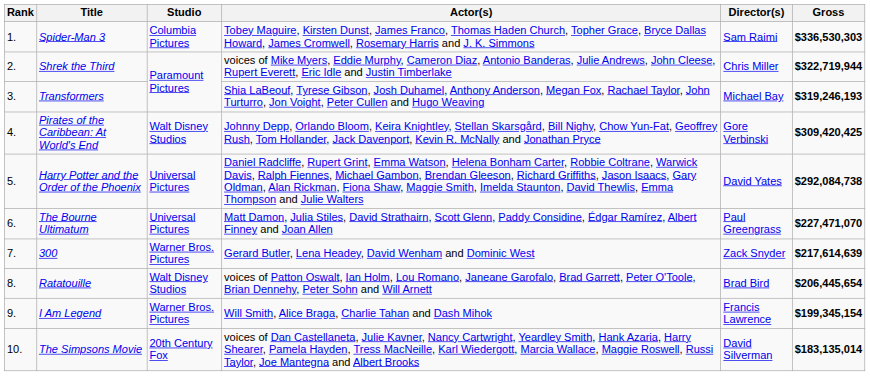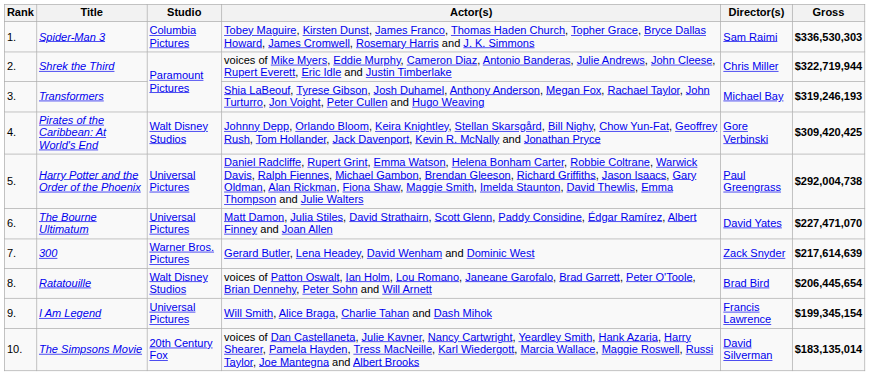(753, 181) David Yates -> (752, 181) Paul Greengrass
(828, 181) $292,084,738 -> (828, 181) $292,004,738
(752, 223) Paul Greengrass -> (753, 223) David Yates
(182, 313) Warner Bros. Pictures -> (172, 313) Universal Pictures
